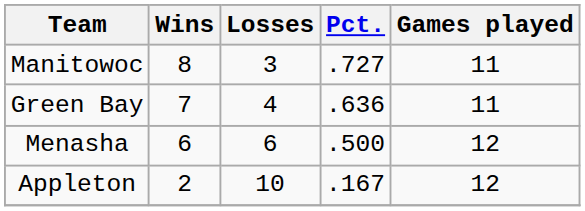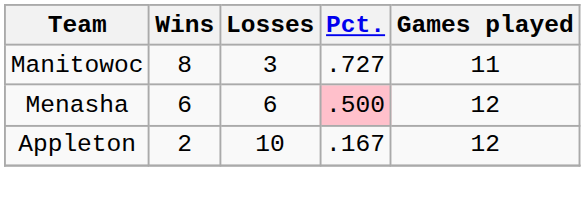- row: (77, 105)
(356, 145) no background -> (356, 105) pink background
